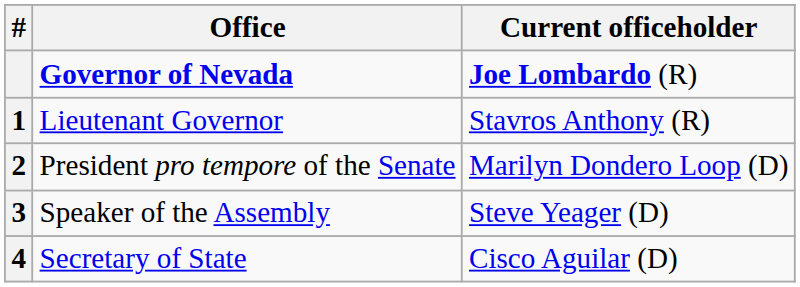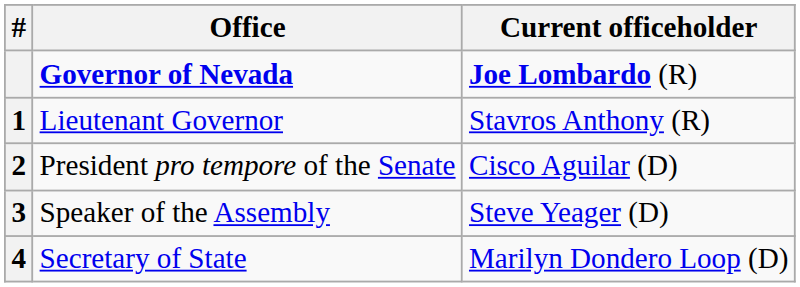(629, 166) Marilyn Dondero Loop (D) -> (573, 166) Cisco Aguilar (D)
(573, 258) Cisco Aguilar (D) -> (629, 258) Marilyn Dondero Loop (D)
